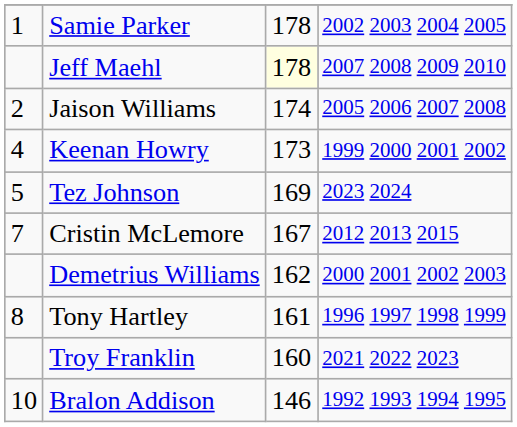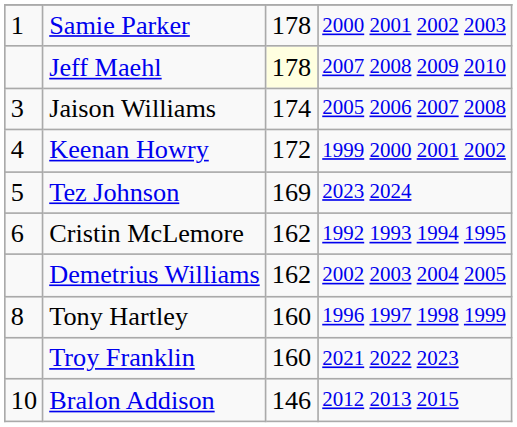(414, 25) 2002 2003 2004 2005 -> (414, 25) 2000 2001 2002 2003
(17, 108) 2 -> (17, 108) 3
(292, 150) 173 -> (292, 150) 172
(17, 233) 7 -> (17, 233) 6
(292, 233) 167 -> (292, 233) 162
(390, 233) 2012 2013 2015 -> (414, 233) 1992 1993 1994 1995
(414, 274) 2000 2001 2002 2003 -> (414, 274) 2002 2003 2004 2005
(292, 316) 161 -> (292, 316) 160
(414, 399) 1992 1993 1994 1995 -> (390, 399) 2012 2013 2015
